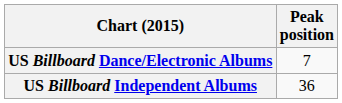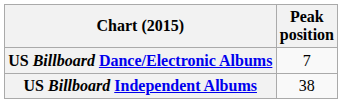(307, 85) 36 -> (307, 85) 38
